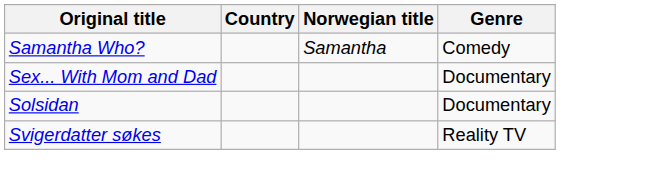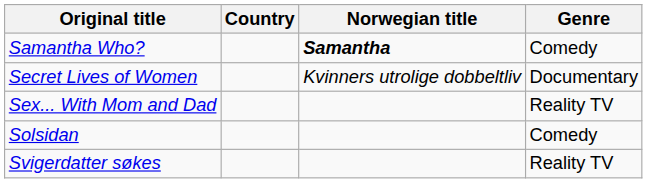(345, 47) normal -> (347, 47) bold
+ row: (103, 76)
(497, 76) Documentary -> (571, 105) Reality TV
(497, 105) Documentary -> (564, 134) Comedy
